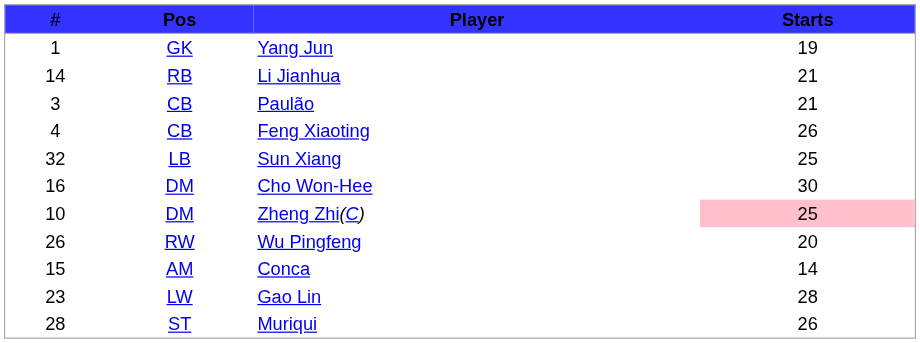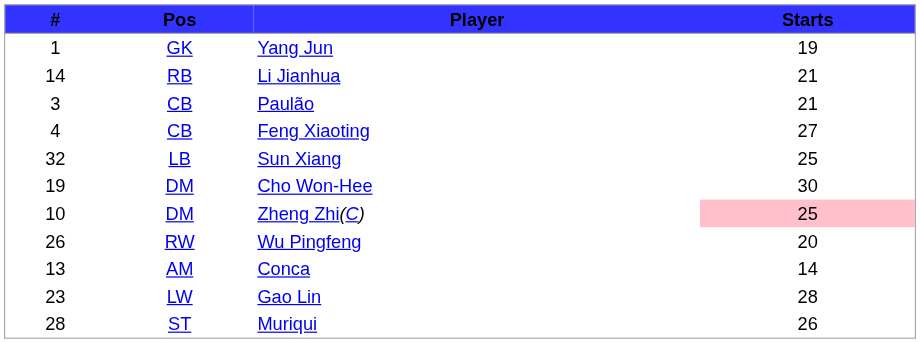(808, 131) 26 -> (808, 131) 27
(55, 186) 16 -> (55, 186) 19
(55, 269) 15 -> (55, 269) 13
